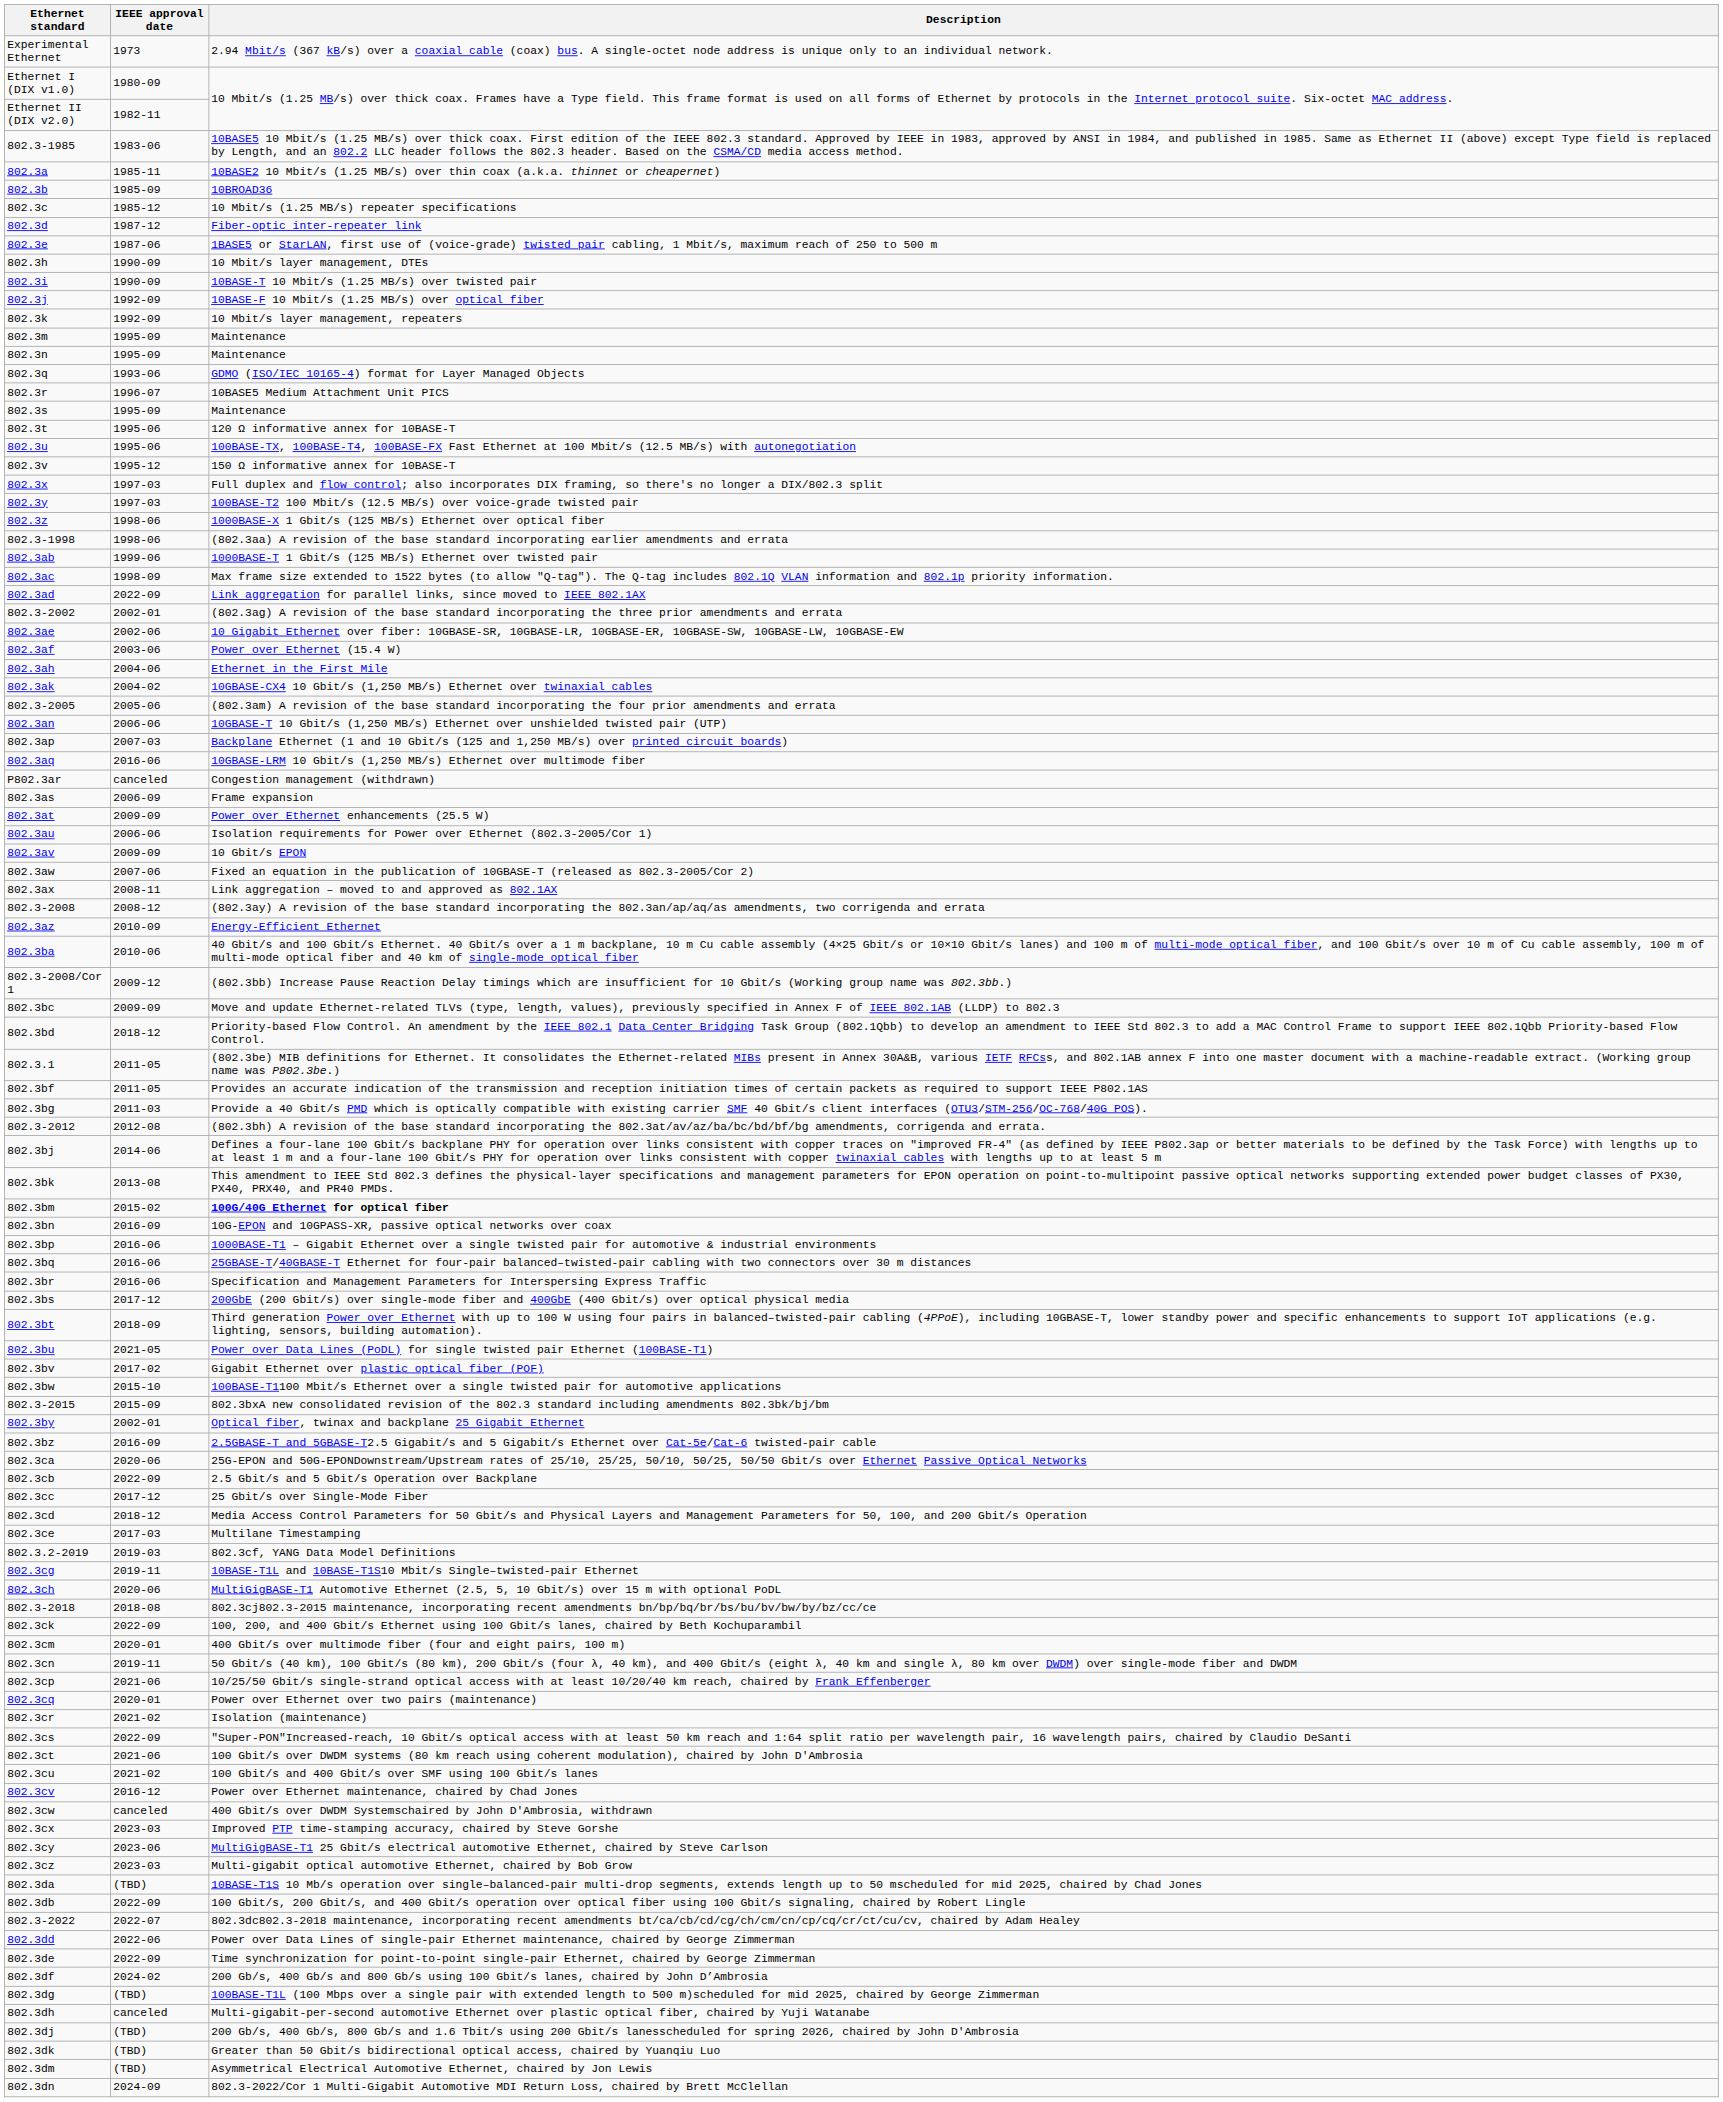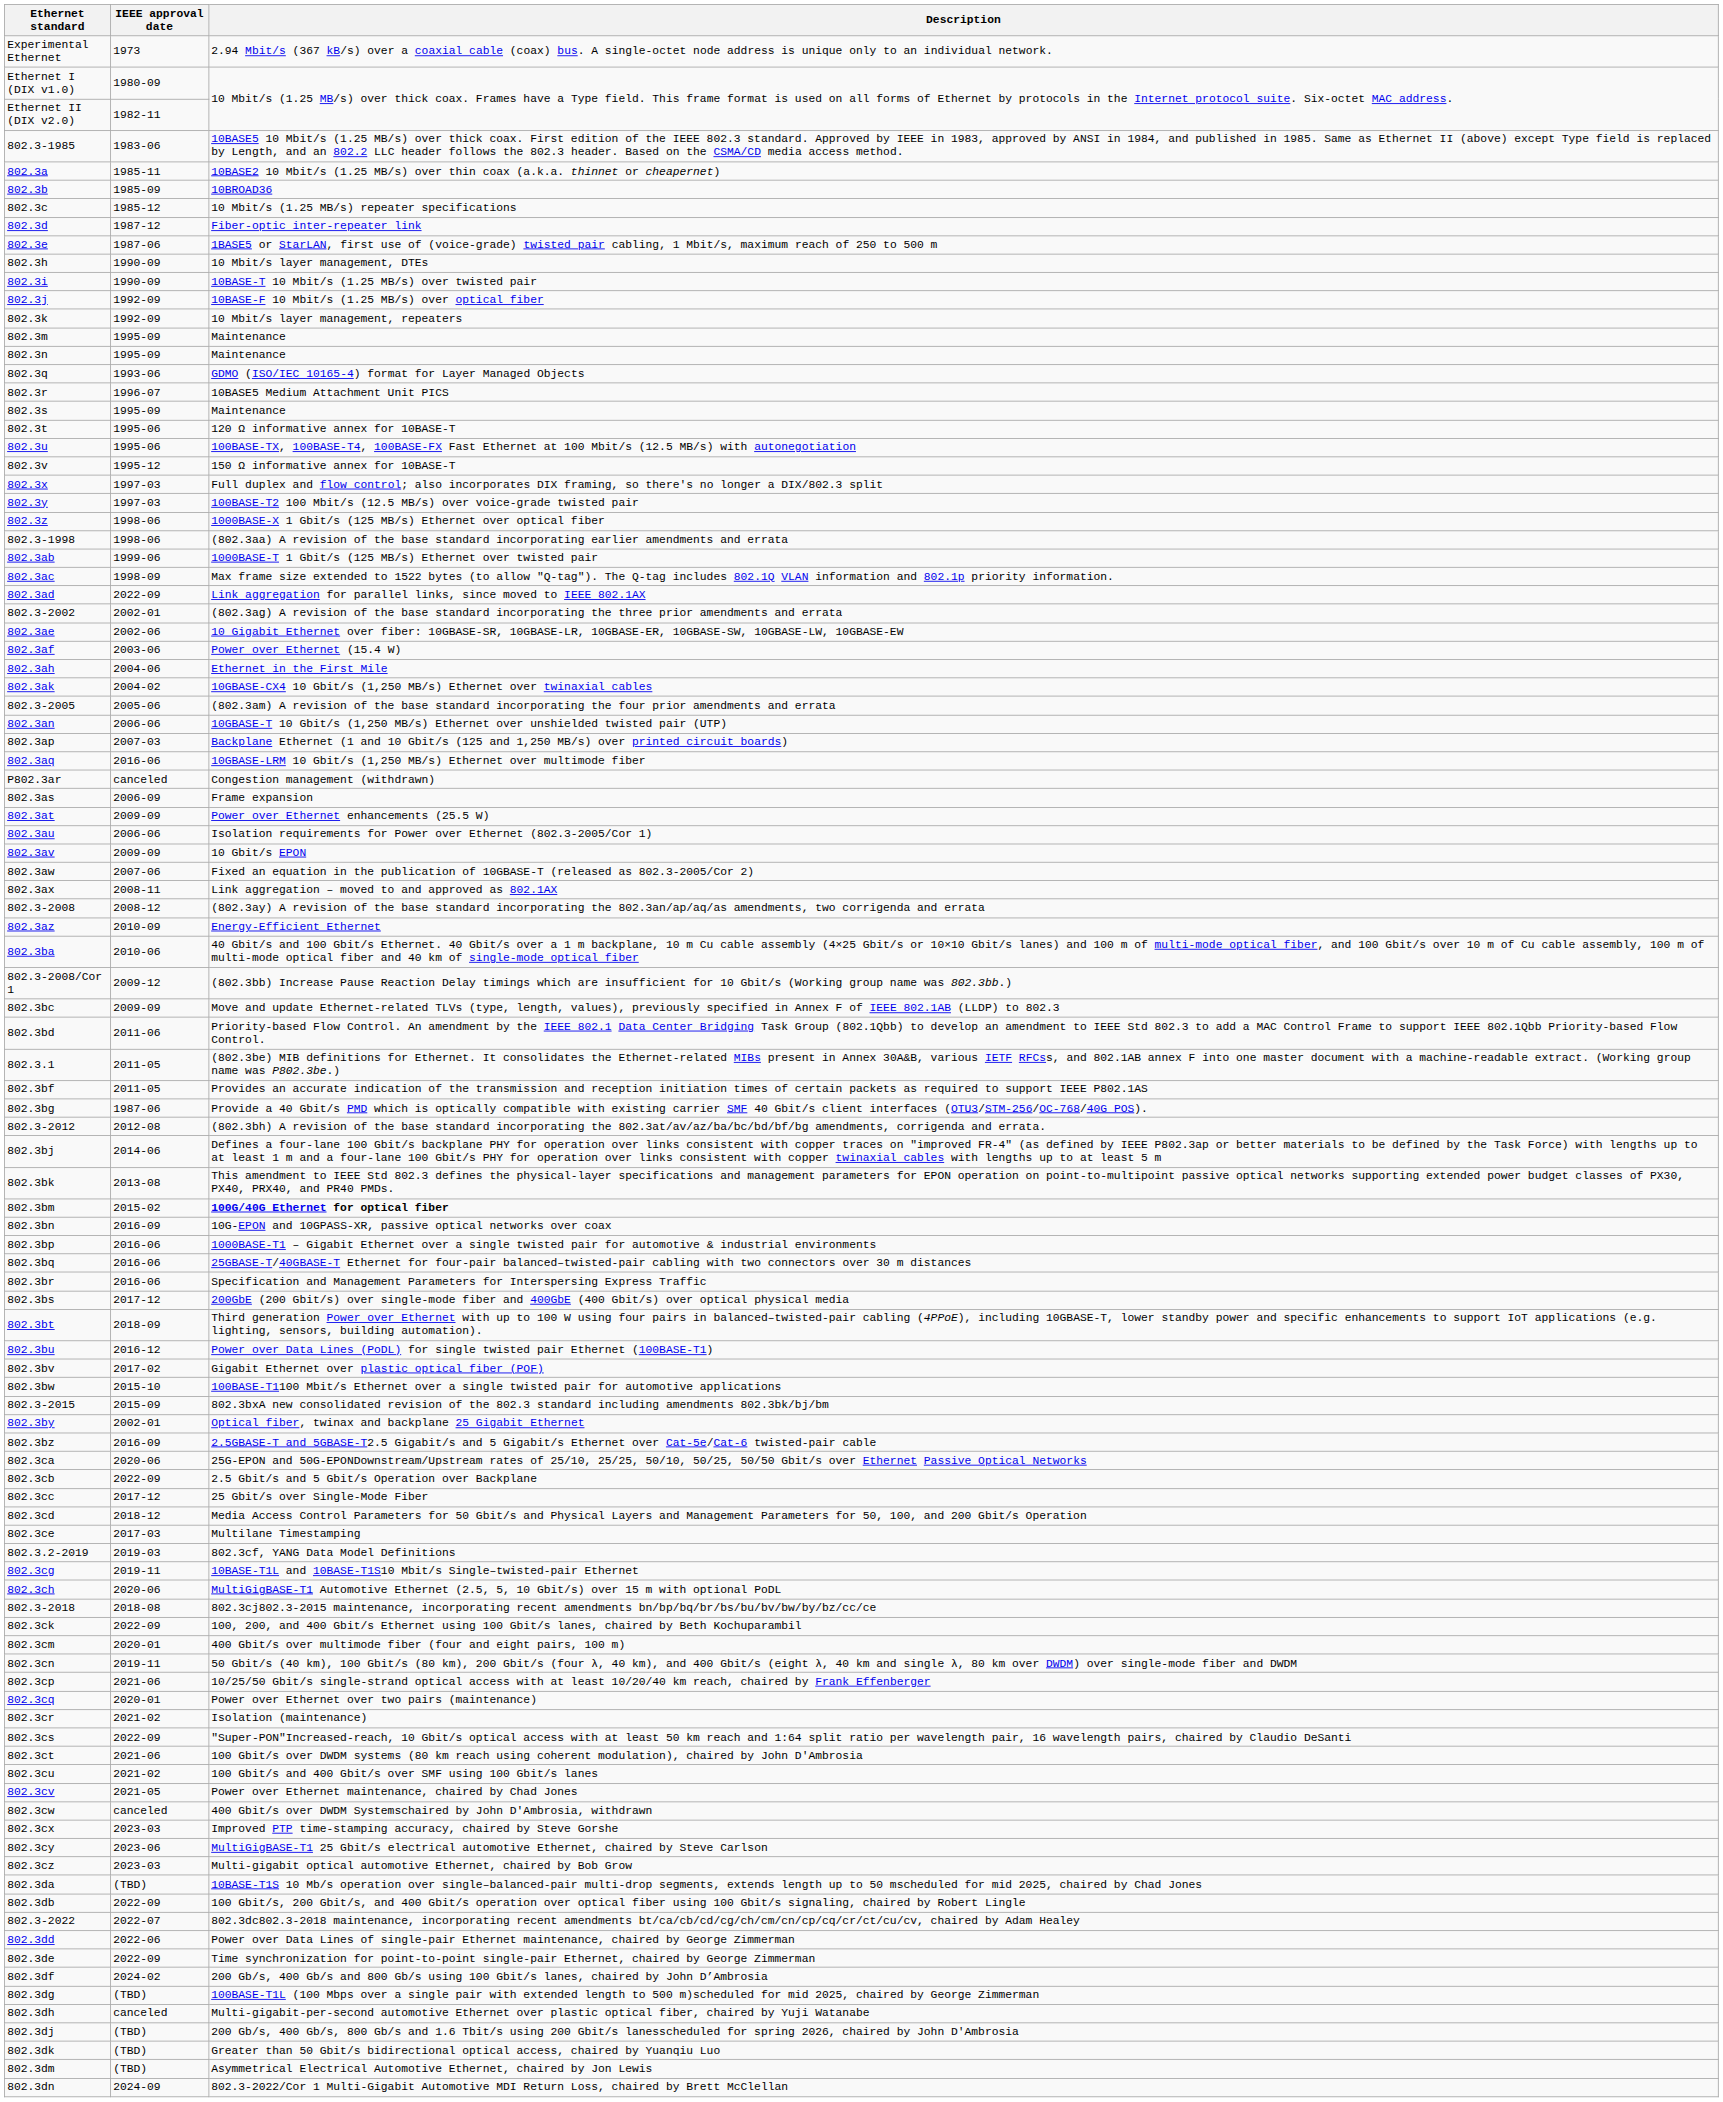(137, 1033) 2018-12 -> (137, 1033) 2011-06
(137, 1108) 2011-03 -> (137, 1108) 1987-06
(137, 1350) 2021-05 -> (137, 1350) 2016-12
(137, 1792) 2016-12 -> (137, 1792) 2021-05
